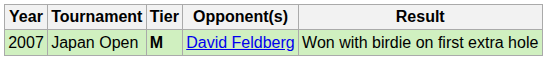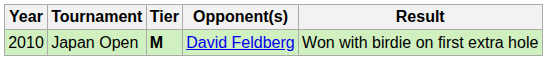(26, 42) 2007 -> (26, 42) 2010
